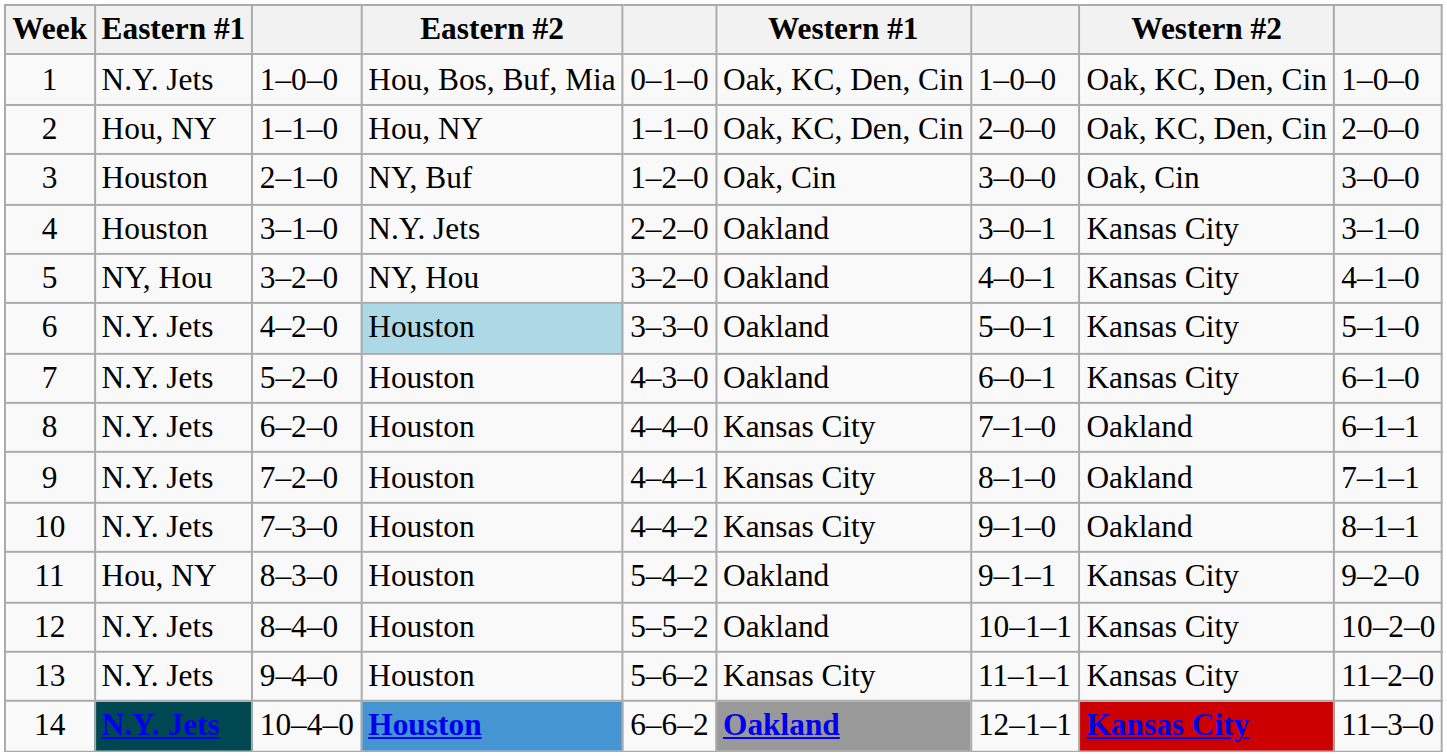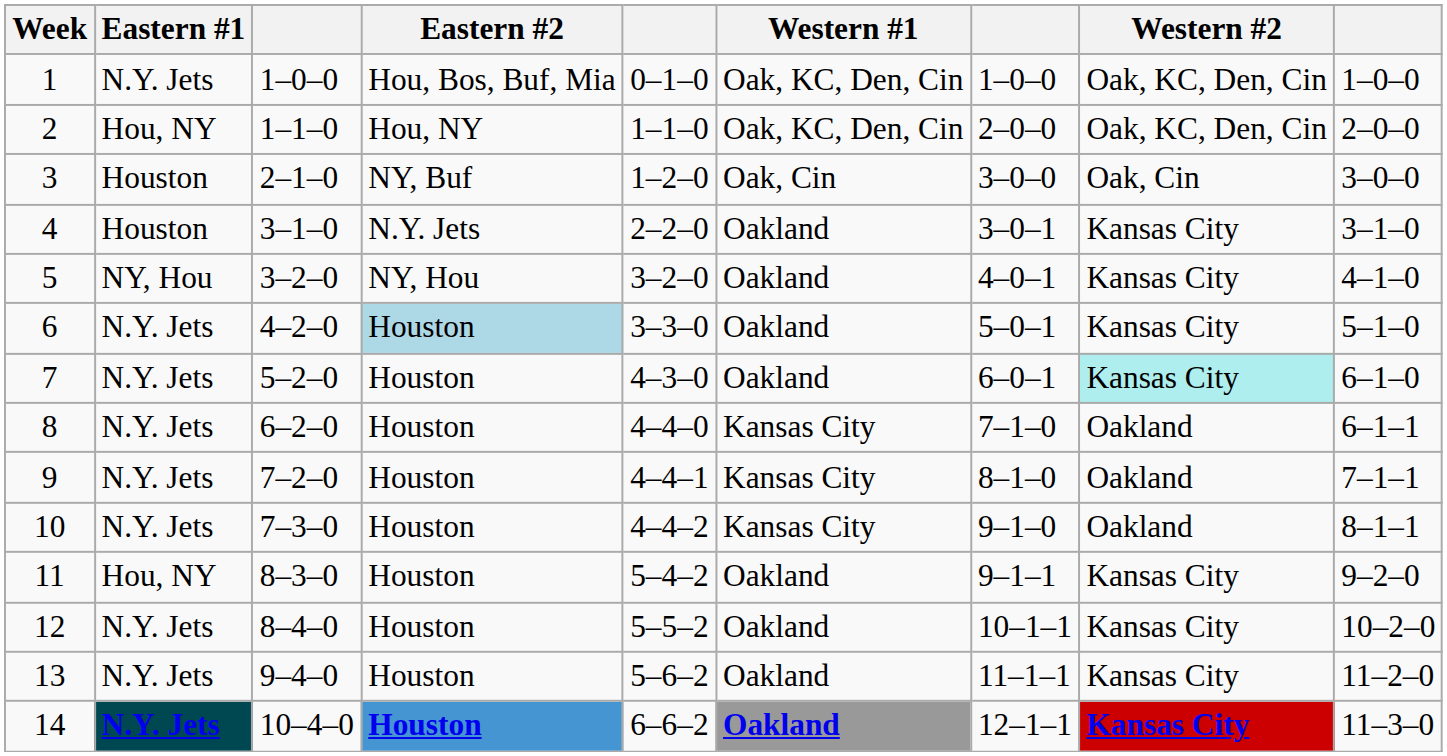(1163, 377) no background -> (1163, 377) paleturquoise background
(799, 675) Kansas City -> (776, 675) Oakland
